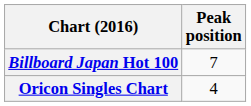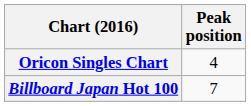rows swapped: (93, 62) <-> (93, 88)
